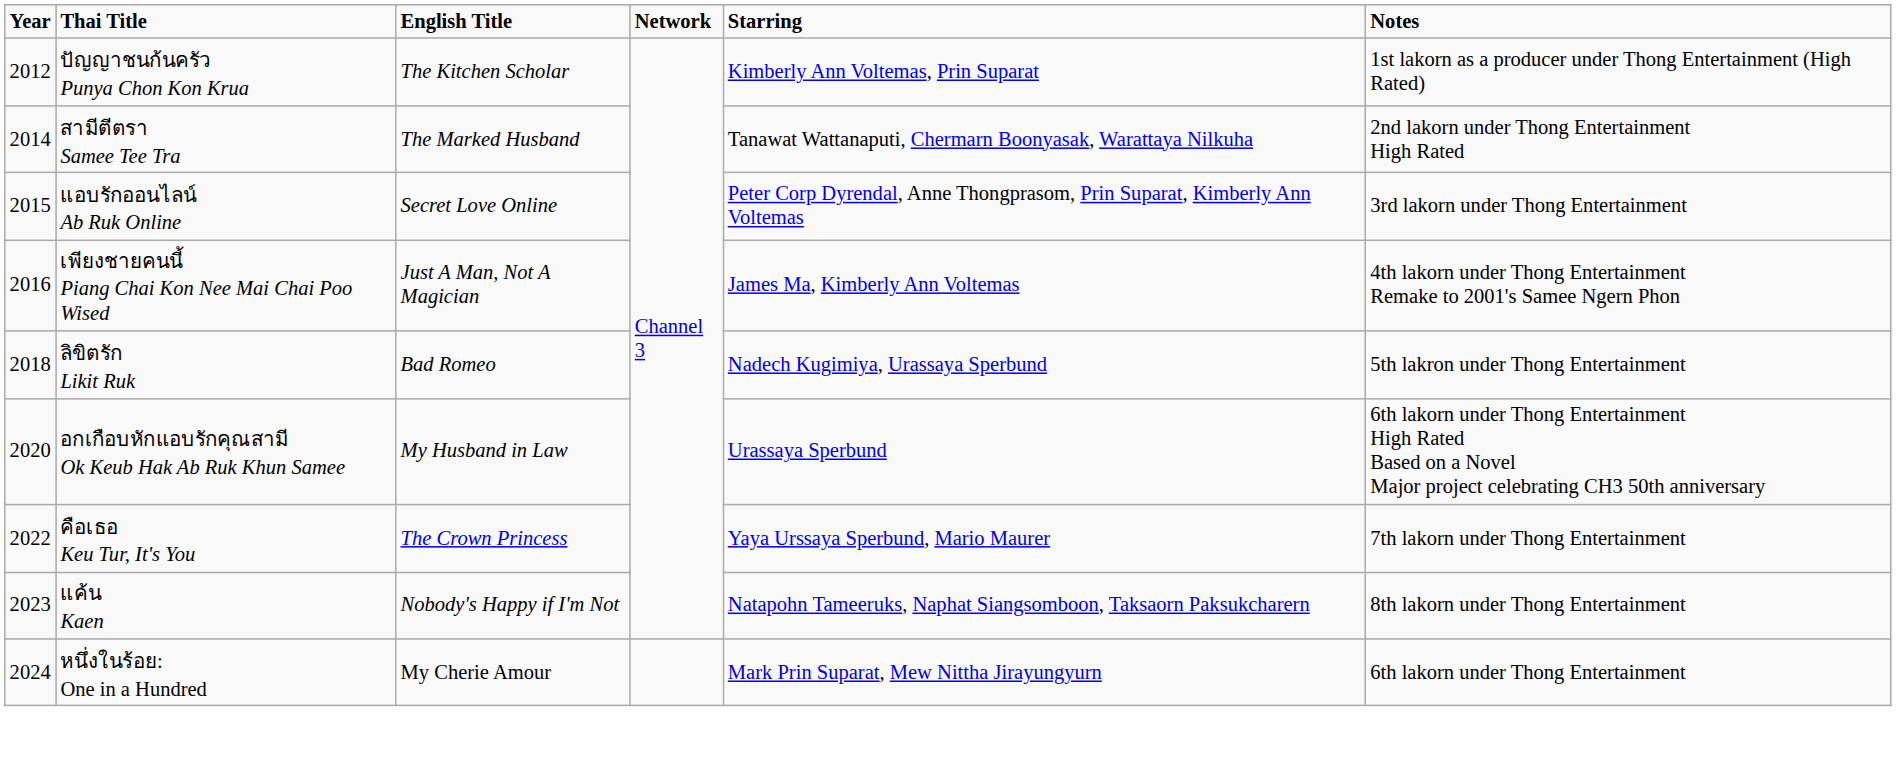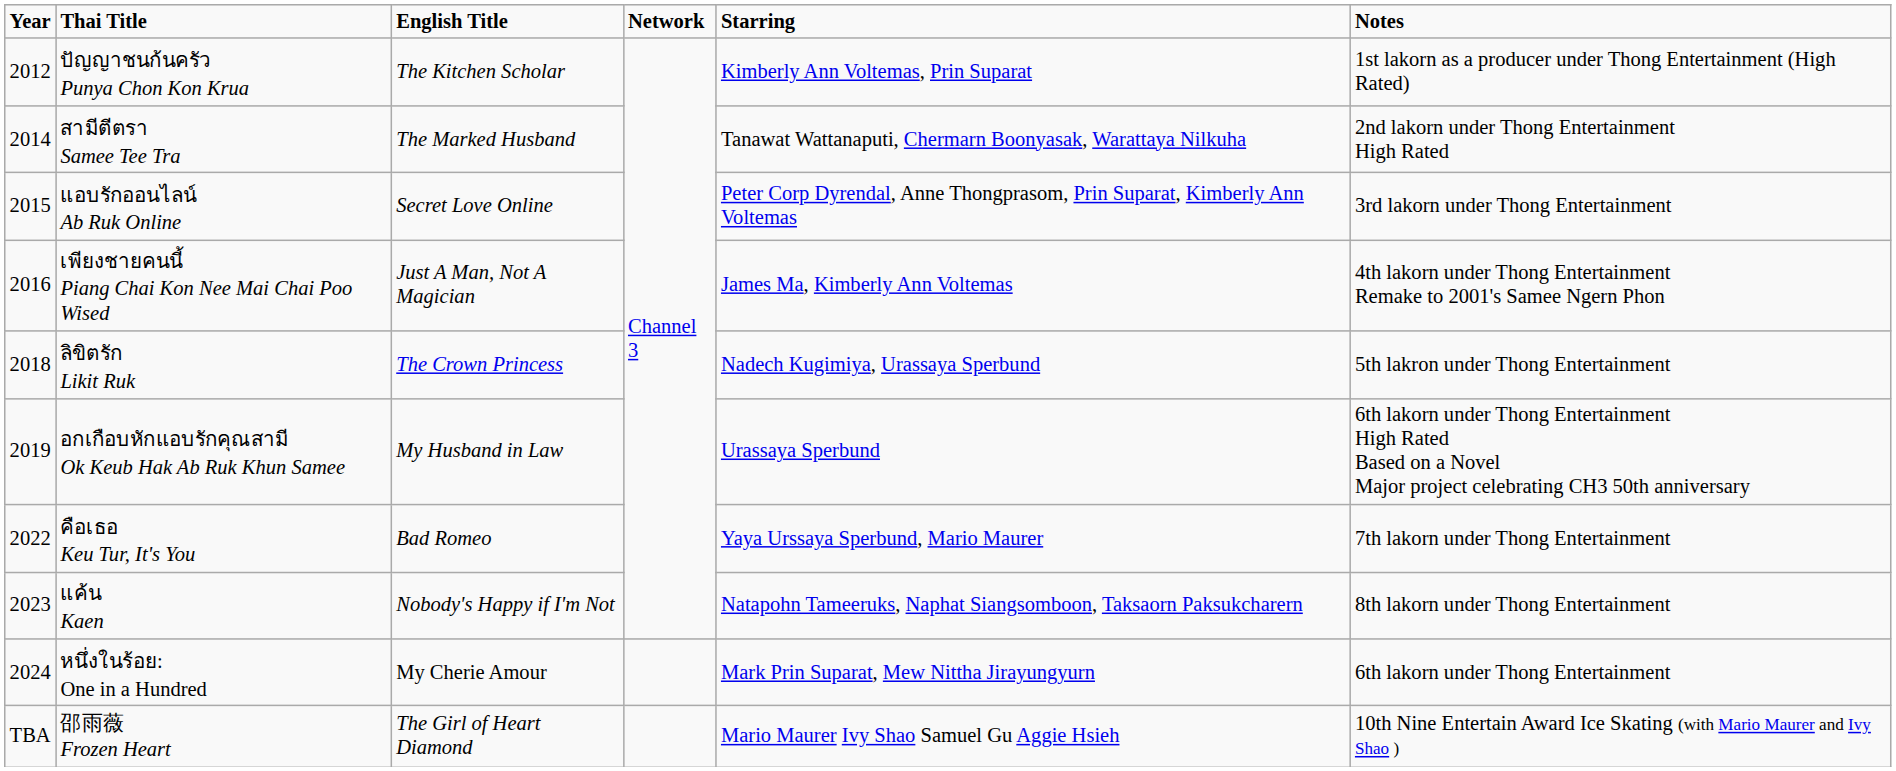(448, 364) Bad Romeo -> (480, 364) The Crown Princess
(30, 450) 2020 -> (30, 450) 2019
(484, 537) The Crown Princess -> (444, 537) Bad Romeo
+ row: (116, 736)
